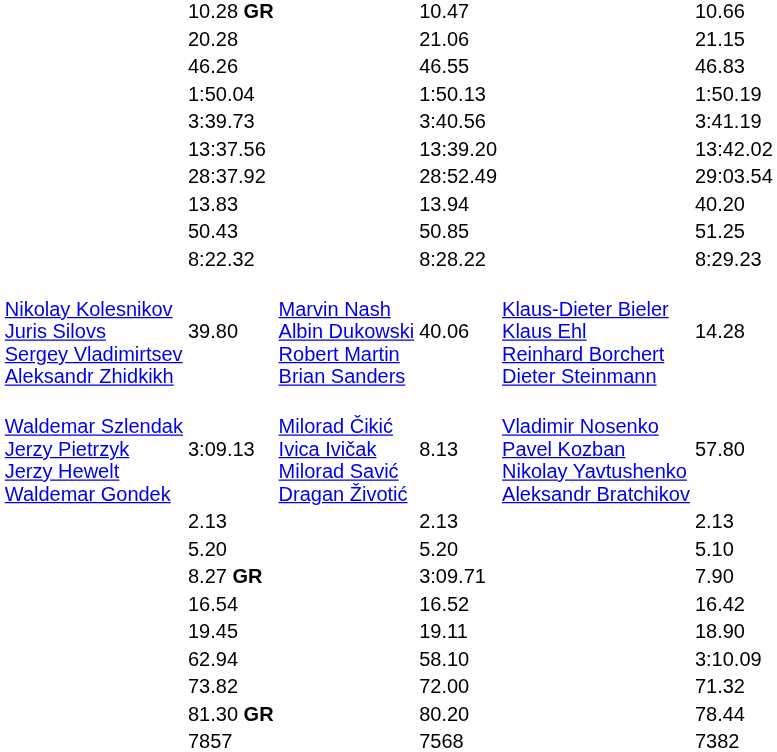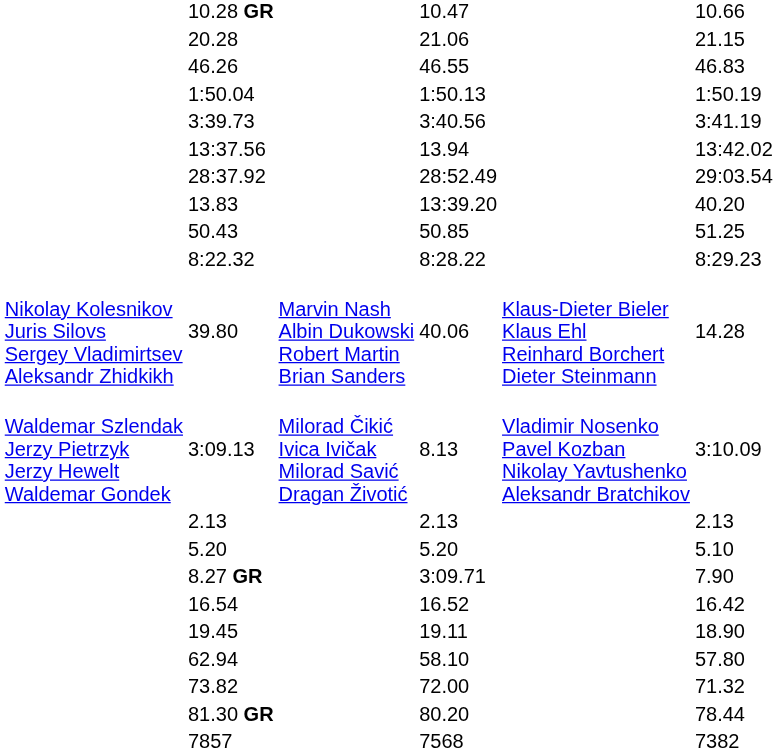(458, 149) 13:39.20 -> (444, 149) 13.94
(444, 204) 13.94 -> (458, 204) 13:39.20
(720, 449) 57.80 -> (728, 449) 3:10.09
(728, 659) 3:10.09 -> (720, 659) 57.80
